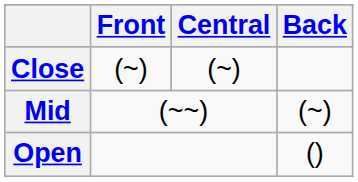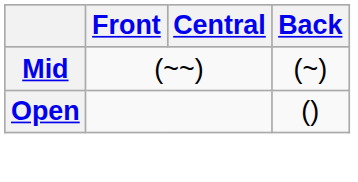- row: (48, 68)
